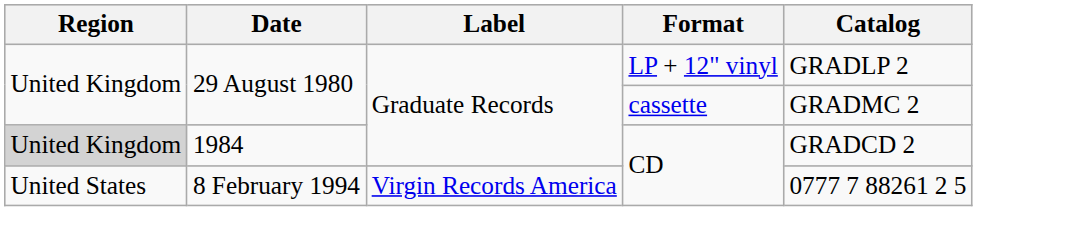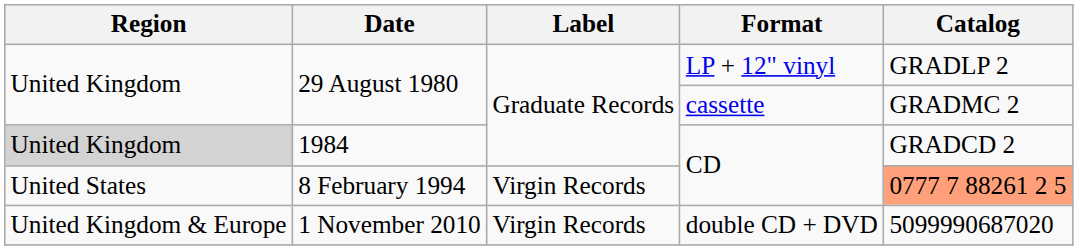(494, 184) Virgin Records America -> (569, 184) Virgin Records
(878, 184) no background -> (978, 184) lightsalmon background
+ row: (389, 225)
